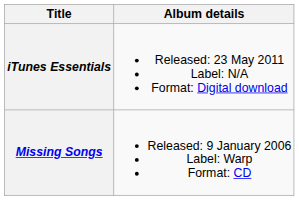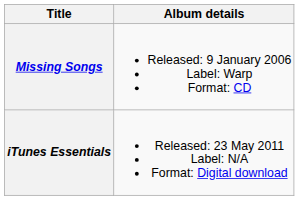rows swapped: (59, 152) <-> (59, 66)
